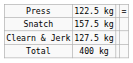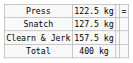(94, 24) 157.5 kg -> (94, 24) 127.5 kg
(94, 38) 127.5 kg -> (94, 38) 157.5 kg
